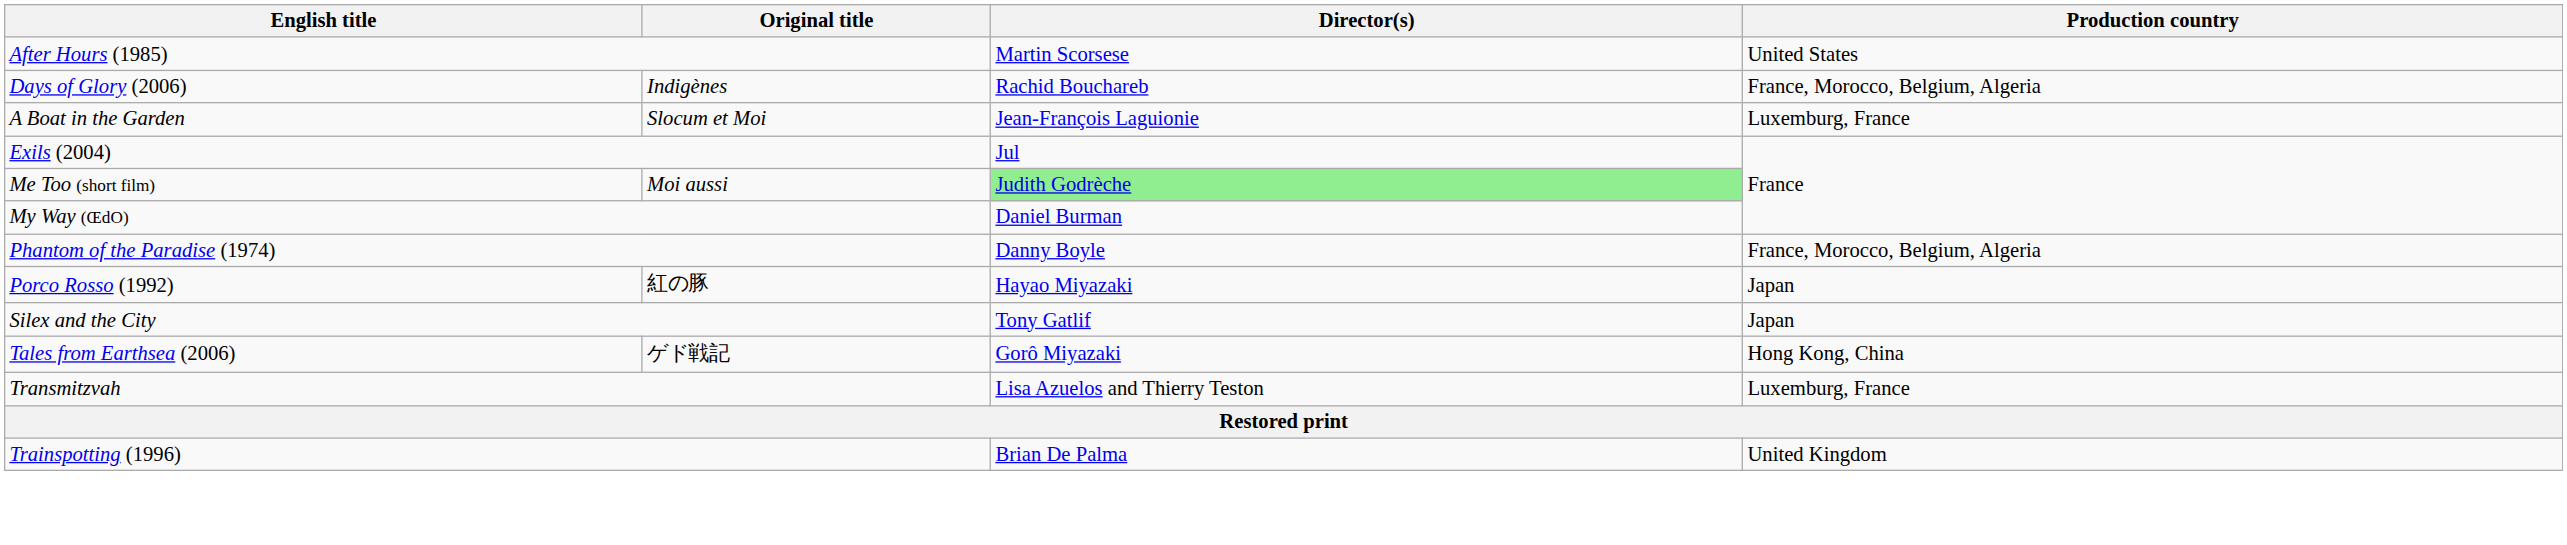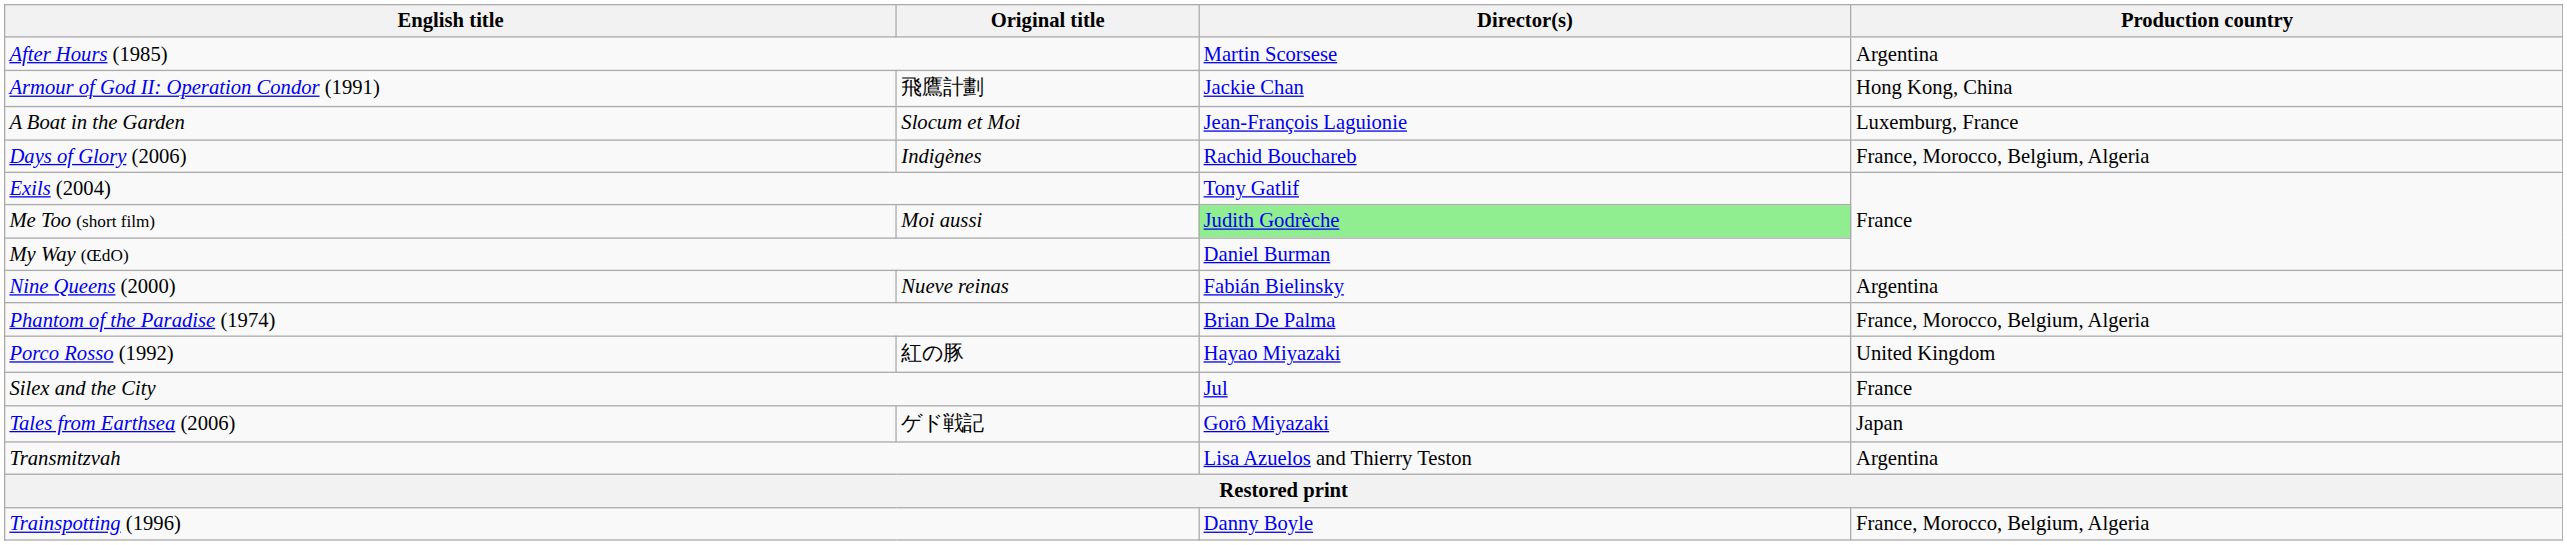(1803, 53) United States -> (1897, 53) Argentina
+ row: (195, 88)
rows swapped: (97, 119) <-> (98, 86)
(1007, 151) Jul -> (1251, 188) Tony Gatlif
+ row: (93, 286)
(1050, 250) Danny Boyle -> (1270, 319) Brian De Palma
(1771, 284) Japan -> (1926, 354) United Kingdom
(1043, 319) Tony Gatlif -> (1216, 388) Jul
(1771, 319) Japan -> (1884, 388) France
(1826, 354) Hong Kong, China -> (1880, 423) Japan
(1829, 388) Luxemburg, France -> (1897, 458) Argentina
(1061, 454) Brian De Palma -> (1258, 523) Danny Boyle
(1817, 454) United Kingdom -> (2003, 523) France, Morocco, Belgium, Algeria
